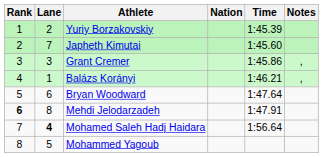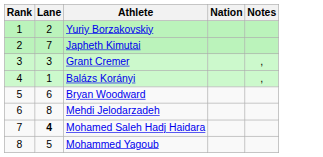- column: (265, 12)
(19, 111) bold -> (19, 111) normal
